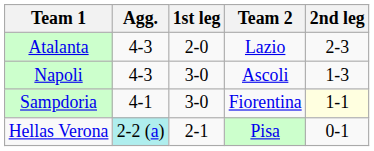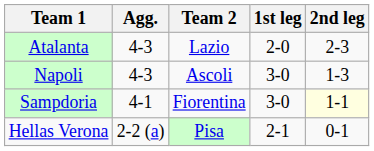columns swapped: (265, 18) <-> (197, 18)
(141, 131) paleturquoise background -> (141, 131) no background
